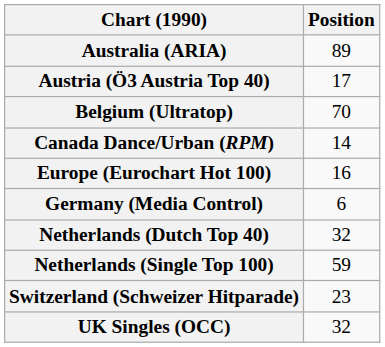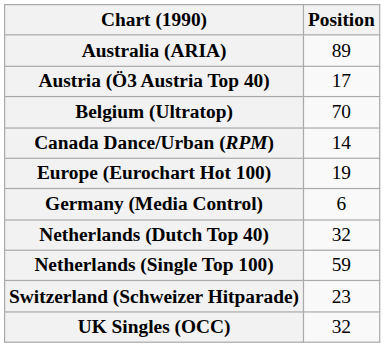(341, 173) 16 -> (341, 173) 19
